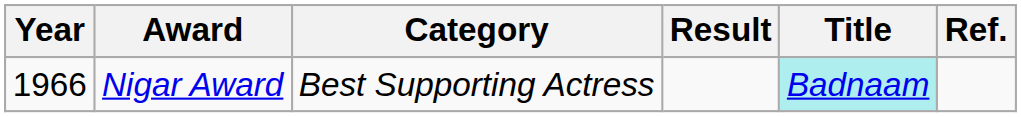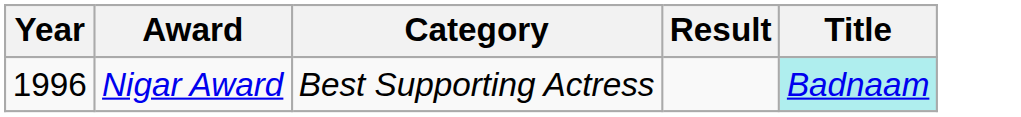- column: (976, 30)
(50, 83) 1966 -> (50, 83) 1996
